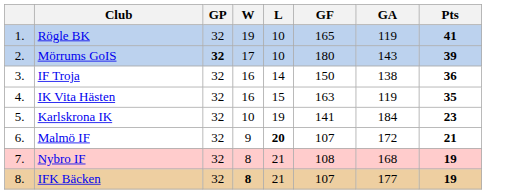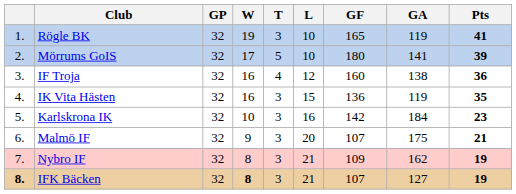+ column: (278, 14)
(218, 55) bold -> (218, 55) normal
(387, 55) 143 -> (418, 55) 141
(278, 76) 14 -> (309, 76) 12
(325, 76) 150 -> (355, 76) 160
(325, 96) 163 -> (355, 96) 136
(278, 117) 19 -> (309, 117) 16
(325, 117) 141 -> (355, 117) 142
(278, 138) bold -> (309, 138) normal
(387, 138) 172 -> (418, 138) 175
(325, 158) 108 -> (355, 158) 109
(387, 158) 168 -> (418, 158) 162
(20, 179) normal -> (20, 179) bold
(387, 179) 177 -> (418, 179) 127
